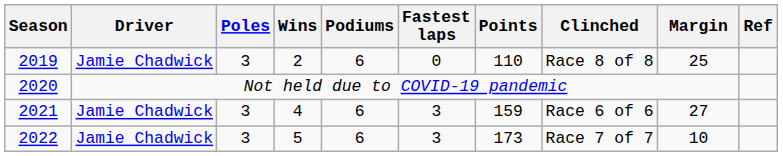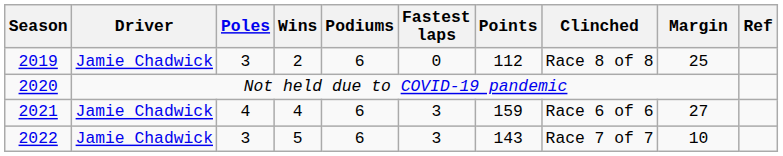(508, 61) 110 -> (508, 61) 112
(246, 113) 3 -> (246, 113) 4
(508, 138) 173 -> (508, 138) 143
